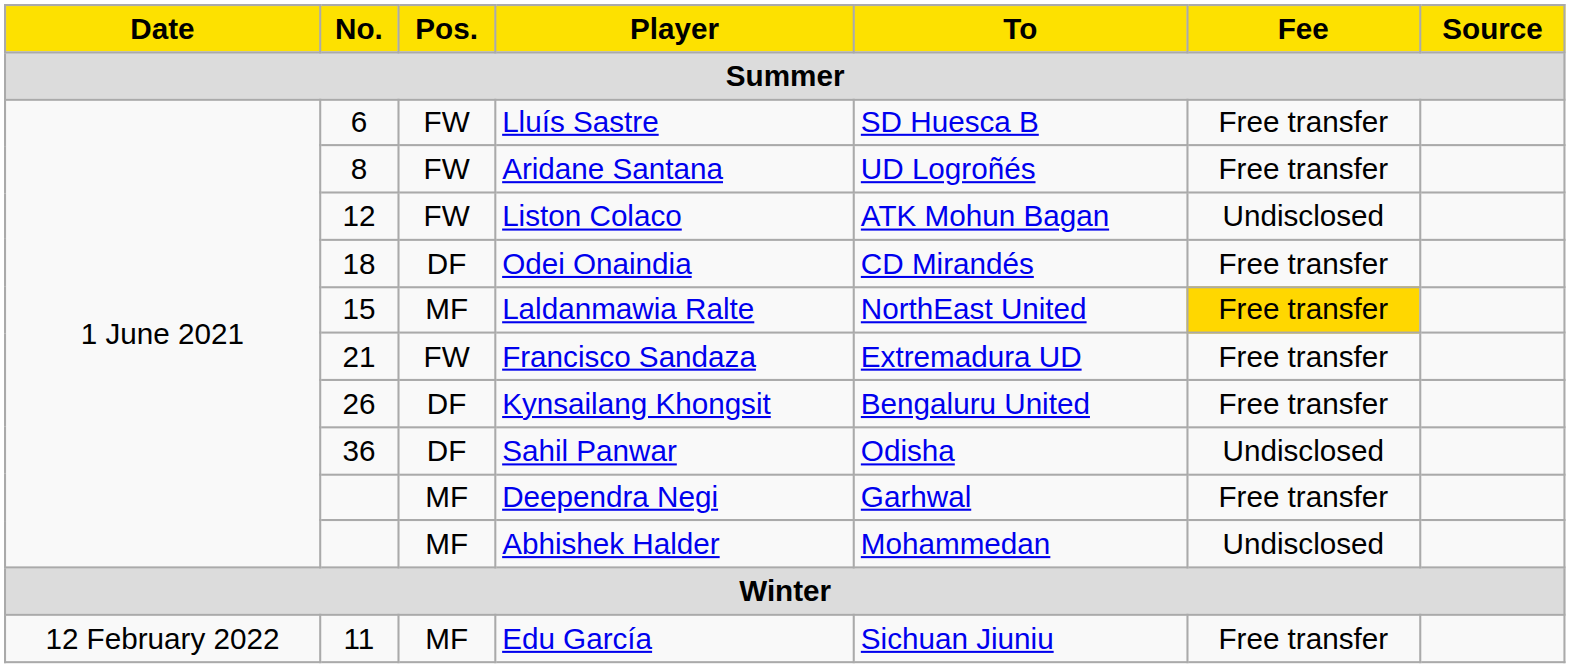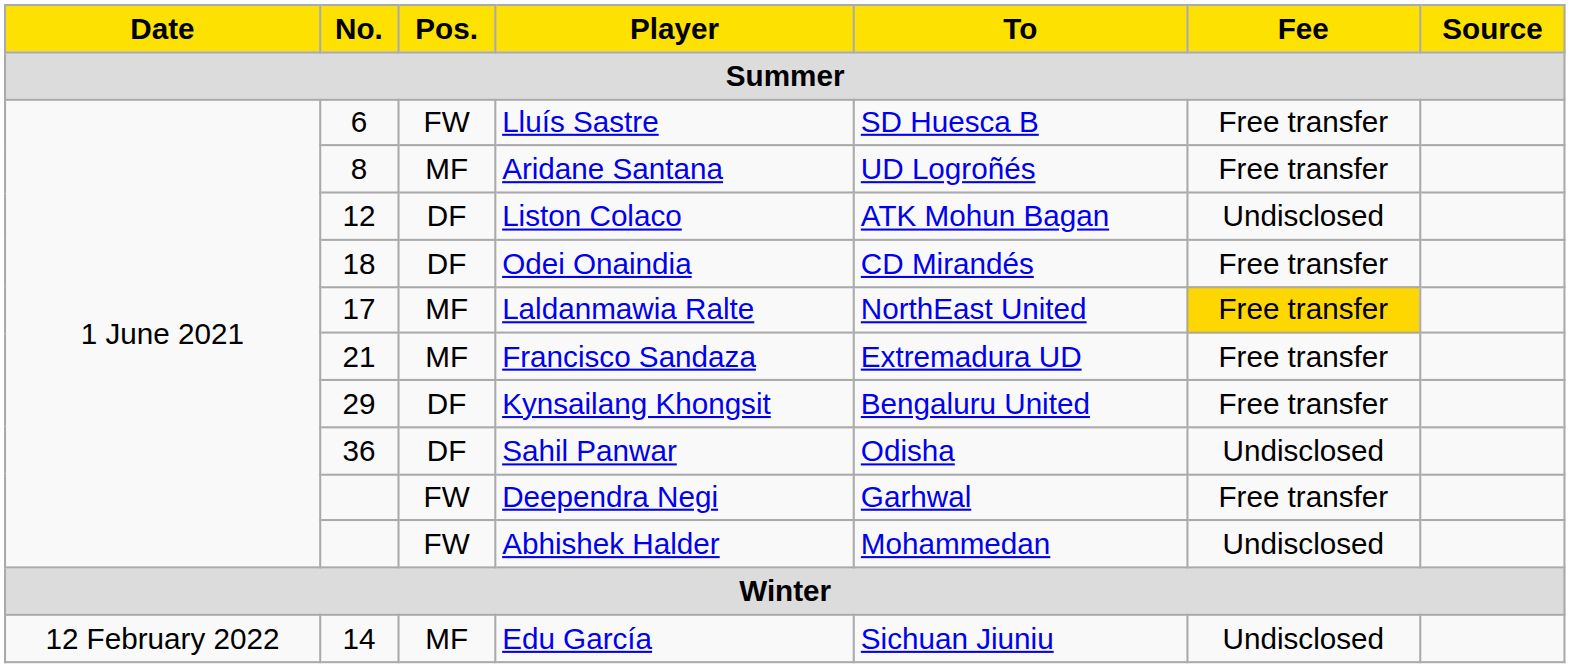(447, 169) FW -> (447, 169) MF
(447, 216) FW -> (447, 216) DF
(359, 310) 15 -> (359, 310) 17
(447, 357) FW -> (447, 357) MF
(359, 404) 26 -> (359, 404) 29
(447, 498) MF -> (447, 498) FW
(447, 544) MF -> (447, 544) FW
(359, 638) 11 -> (359, 638) 14
(1303, 638) Free transfer -> (1303, 638) Undisclosed
